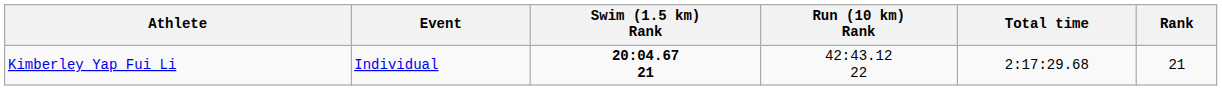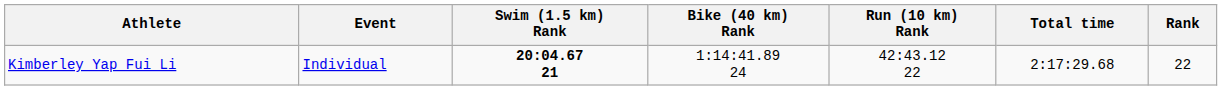+ column: (738, 24)
(1177, 65) 21 -> (1183, 65) 22
